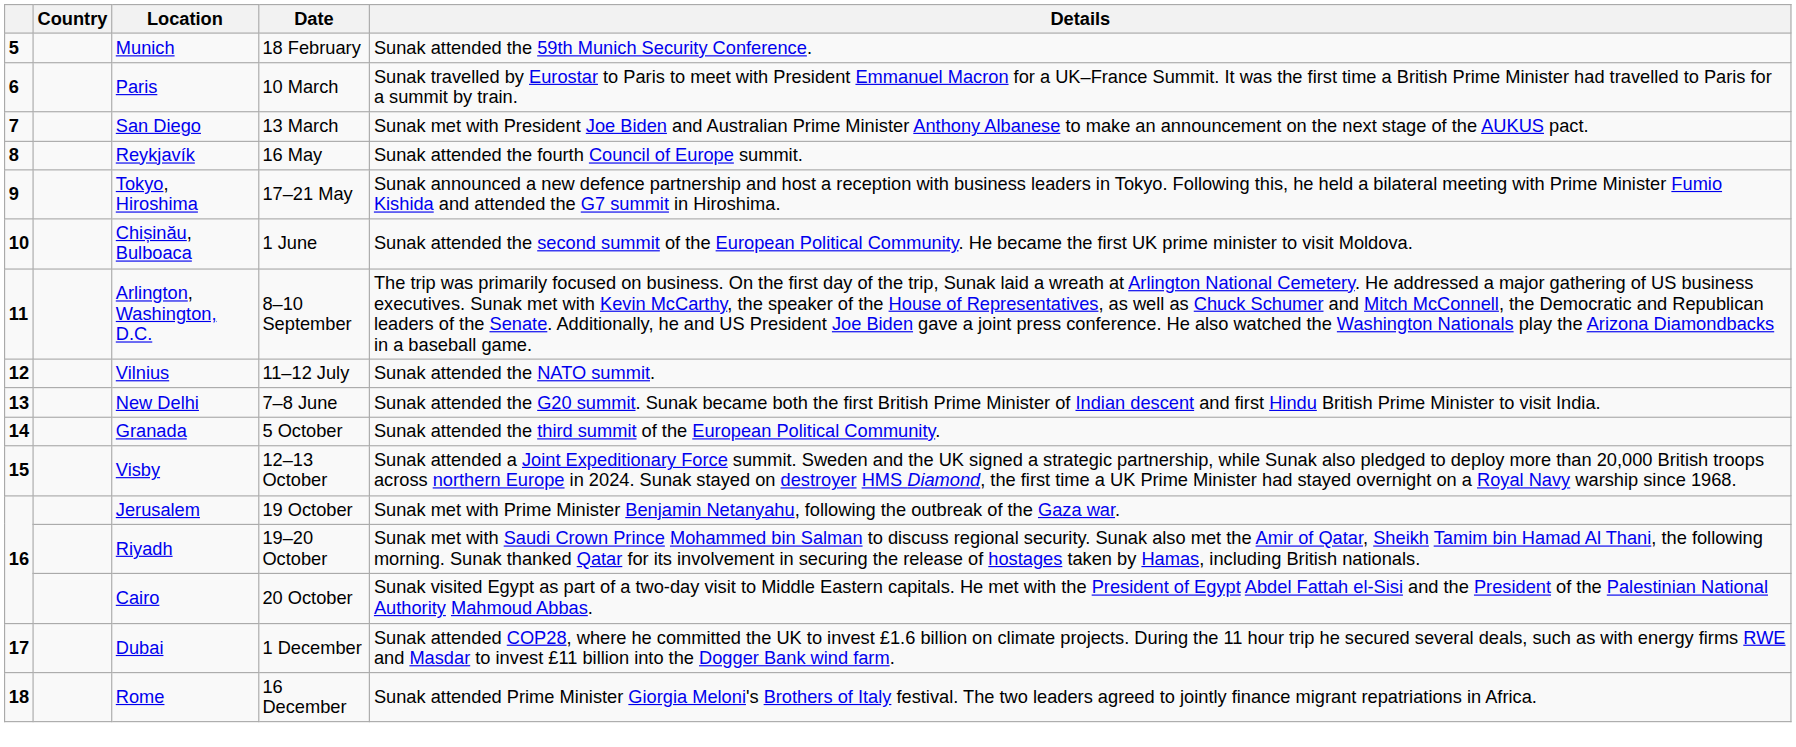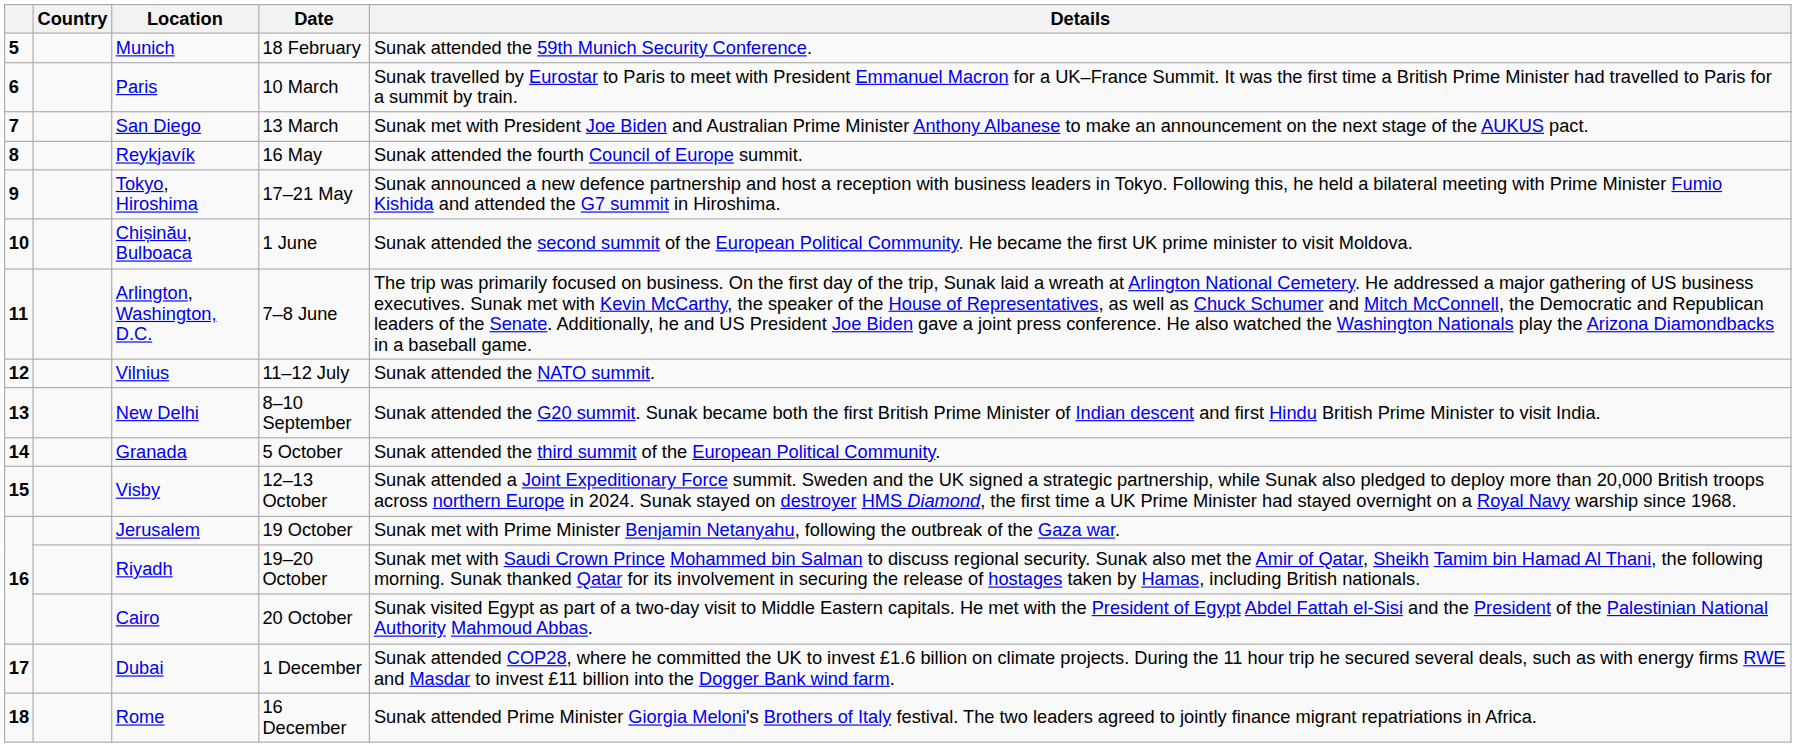(307, 313) 8–10 September -> (300, 313) 7–8 June
(300, 402) 7–8 June -> (307, 412) 8–10 September
